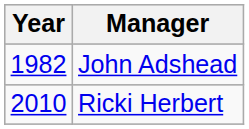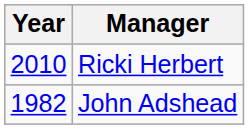rows swapped: (158, 64) <-> (151, 104)
